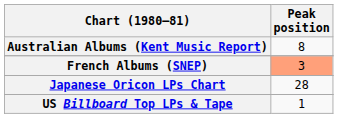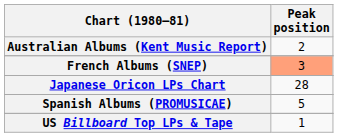(302, 47) 8 -> (302, 47) 2
+ row: (138, 104)
